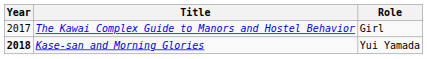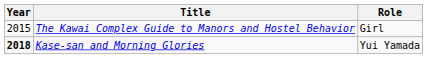(19, 29) 2017 -> (19, 29) 2015
